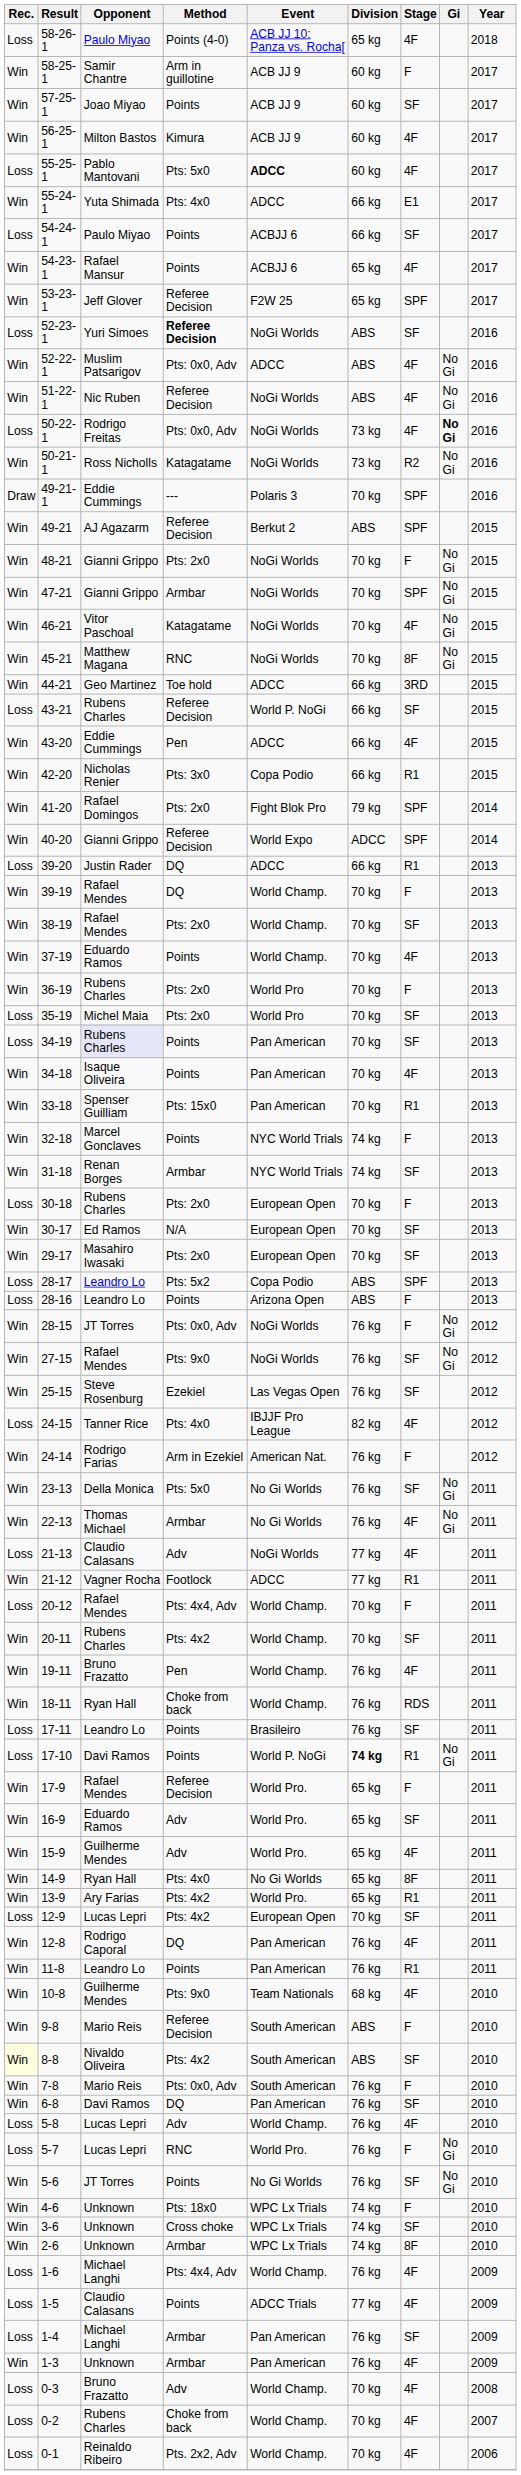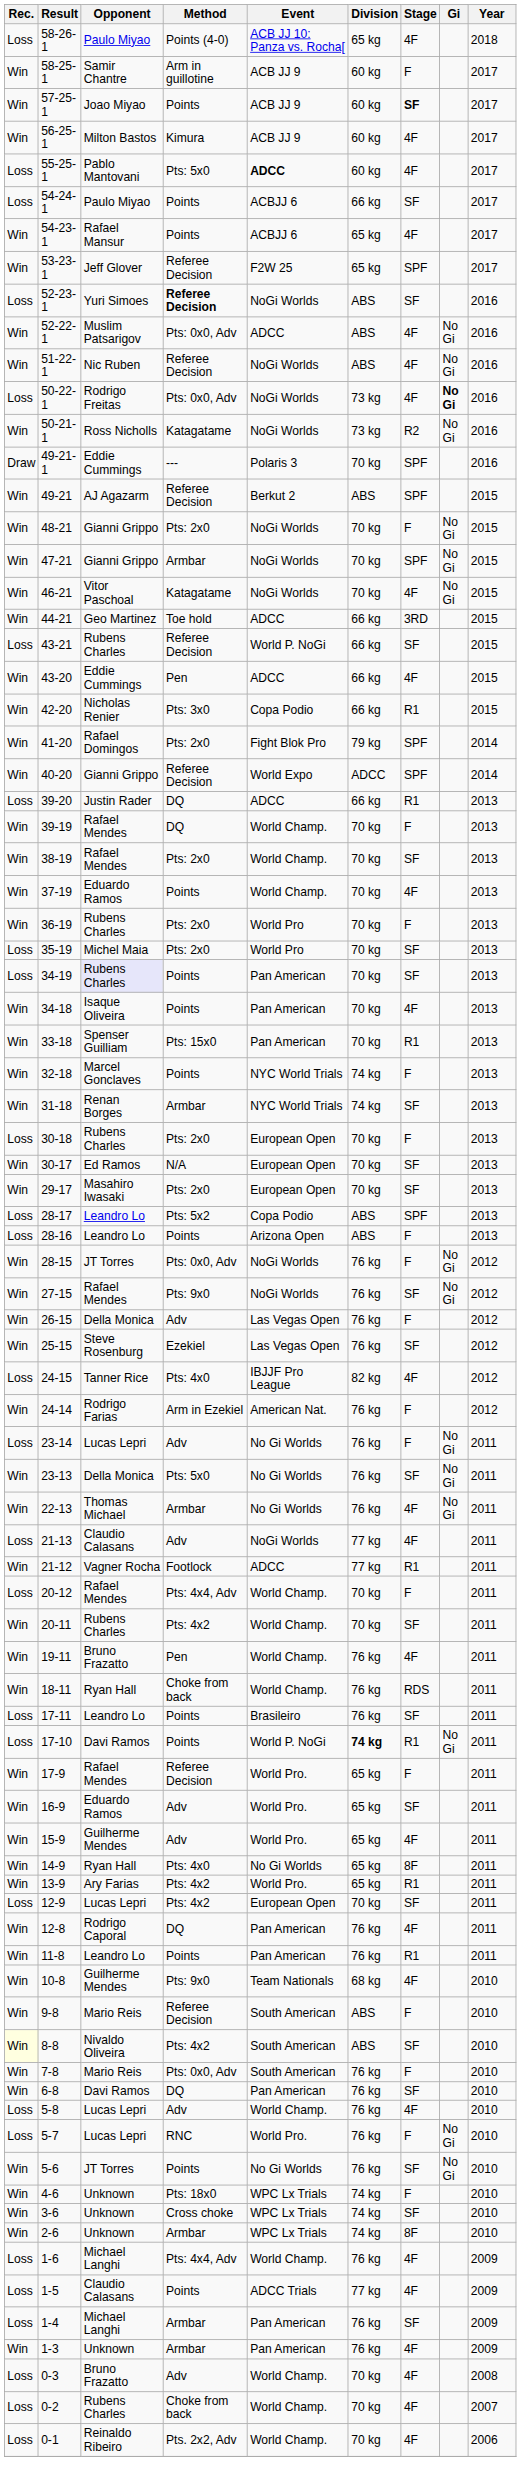(412, 105) normal -> (412, 105) bold
- row: (59, 203)
- row: (57, 659)
+ row: (57, 1320)
+ row: (57, 1443)
